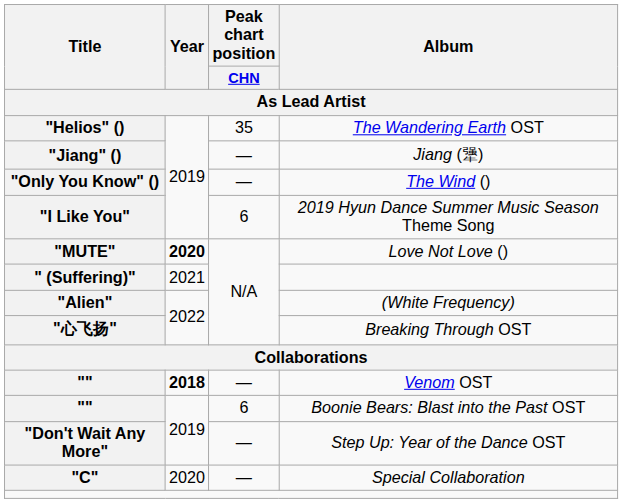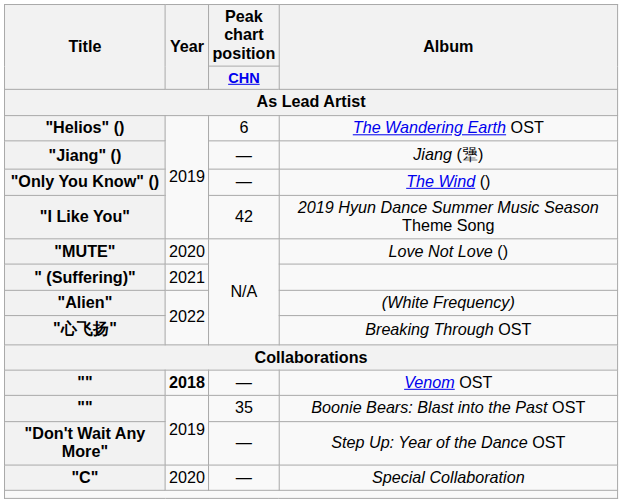(244, 127) 35 -> (244, 127) 6
(244, 216) 6 -> (244, 216) 42
(187, 251) bold -> (187, 251) normal
(244, 408) 6 -> (244, 408) 35
